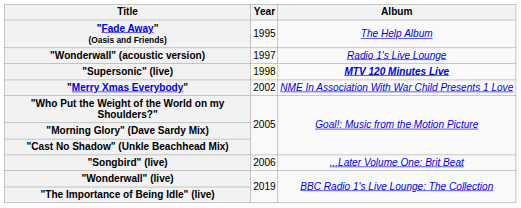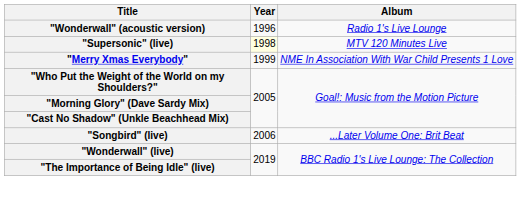- row: (128, 34)
(264, 55) 1997 -> (264, 28) 1996
(397, 71) bold -> (397, 44) normal
(264, 87) 2002 -> (264, 60) 1999
